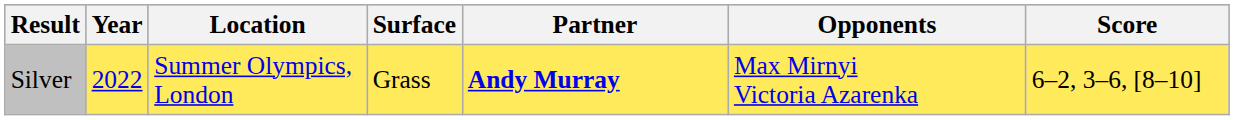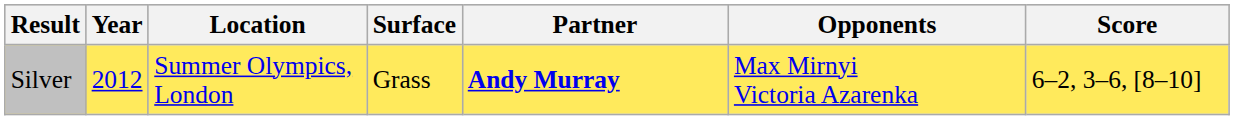(117, 79) 2022 -> (117, 79) 2012
